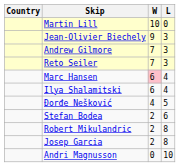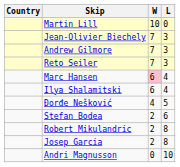(152, 37) 9 -> (152, 37) 7
